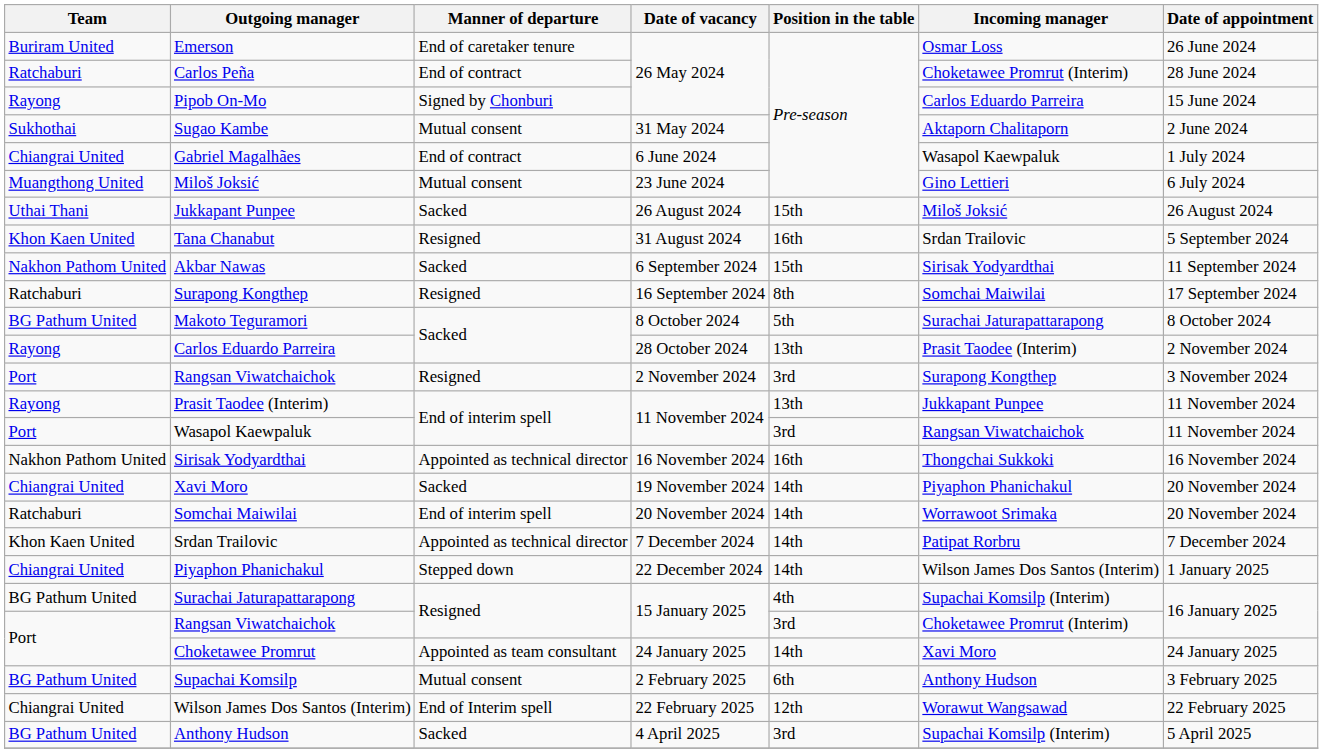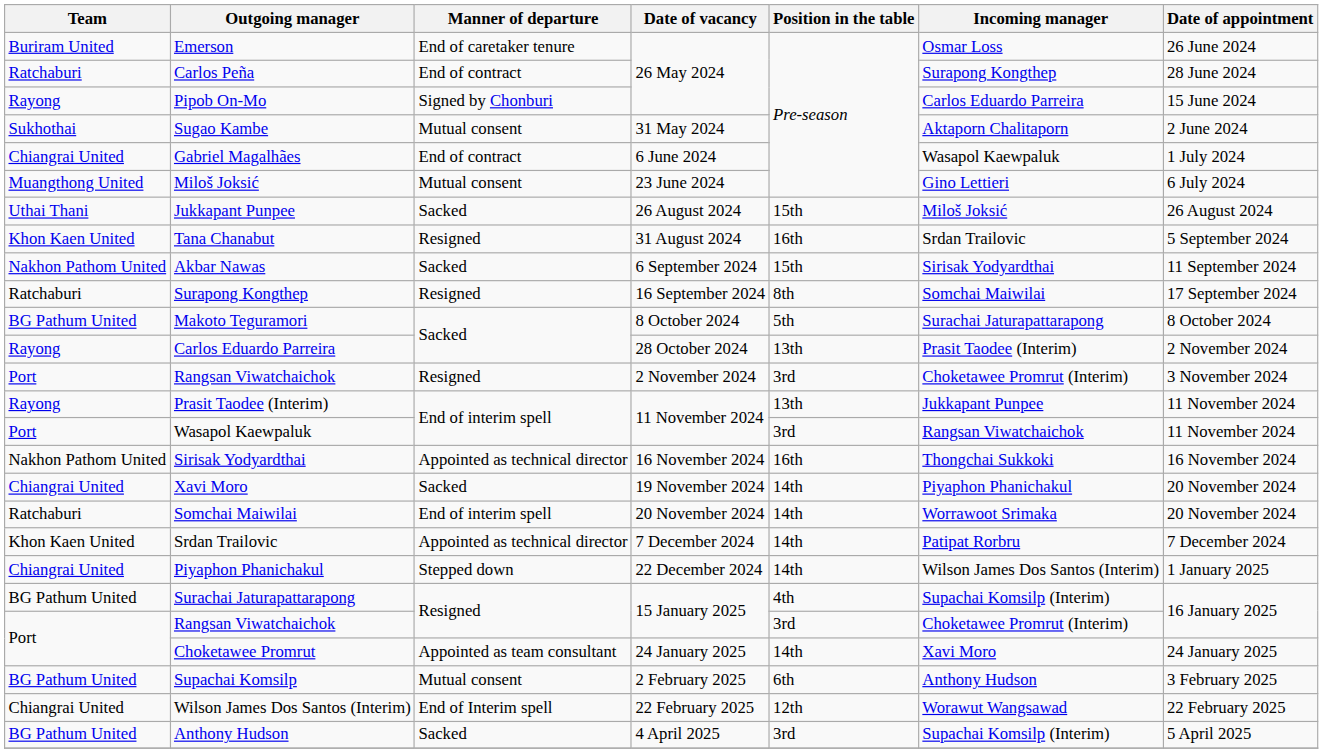(1025, 73) Choketawee Promrut (Interim) -> (989, 73) Surapong Kongthep
(989, 376) Surapong Kongthep -> (1025, 376) Choketawee Promrut (Interim)
